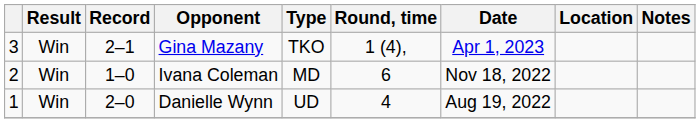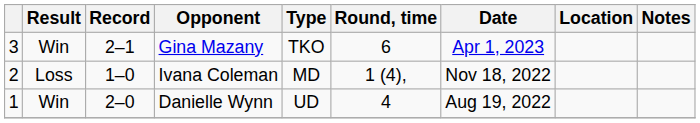(386, 46) 1 (4), -> (386, 46) 6
(54, 74) Win -> (54, 74) Loss
(386, 74) 6 -> (386, 74) 1 (4),
